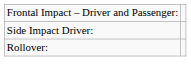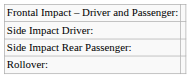+ row: (69, 47)
